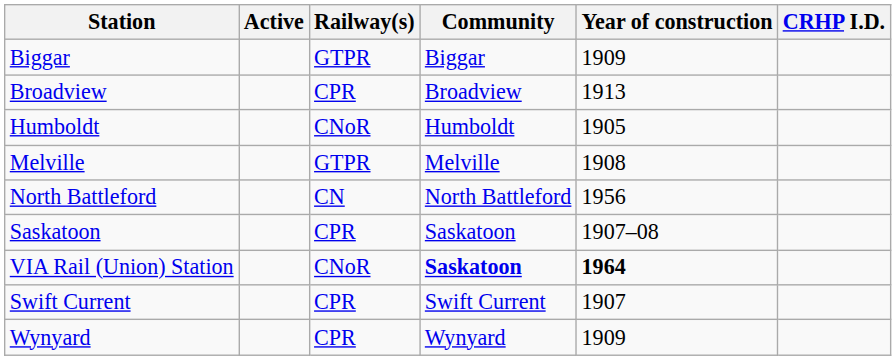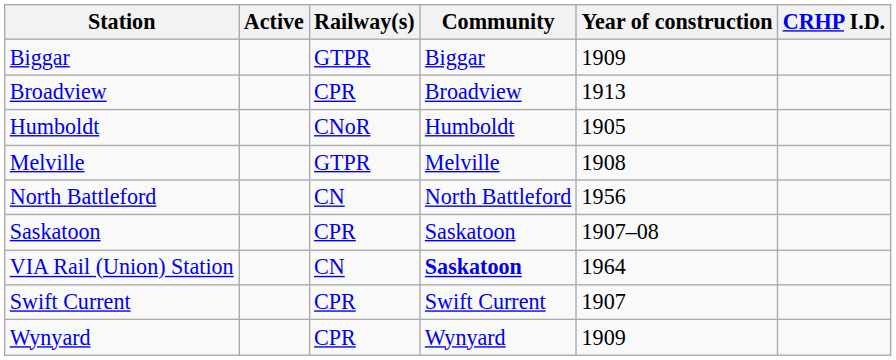(342, 267) CNoR -> (329, 267) CN
(604, 267) bold -> (604, 267) normal
